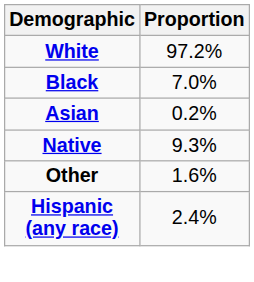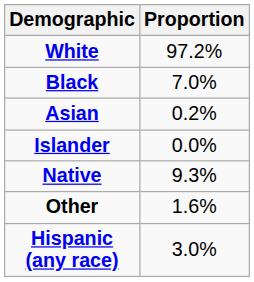+ row: (72, 144)
(194, 218) 2.4% -> (194, 249) 3.0%
